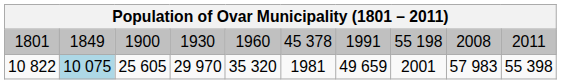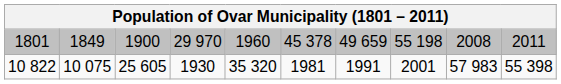(198, 41) 1930 -> (198, 41) 29 970
(363, 41) 1991 -> (363, 41) 49 659
(87, 66) lightblue background -> (87, 66) no background
(198, 66) 29 970 -> (198, 66) 1930
(363, 66) 49 659 -> (363, 66) 1991
